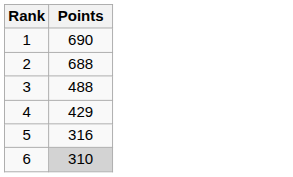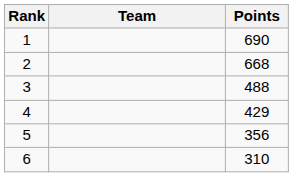+ column: (137, 16)
(81, 64) 688 -> (257, 64) 668
(81, 135) 316 -> (257, 135) 356
(81, 159) lightgrey background -> (257, 159) no background
